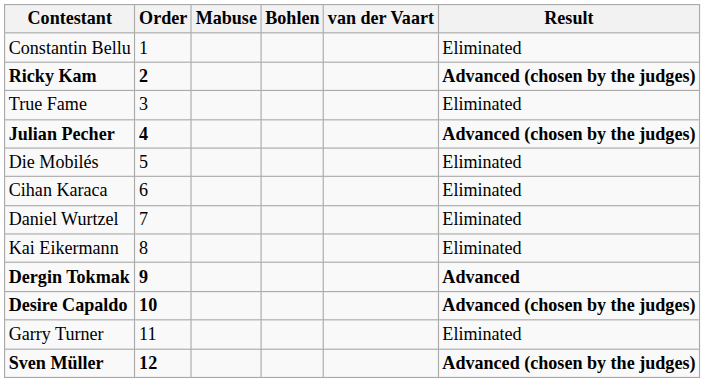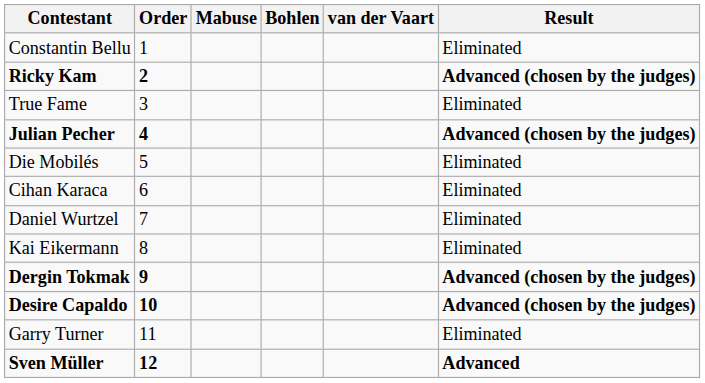(481, 276) Advanced -> (569, 276) Advanced (chosen by the judges)
(569, 362) Advanced (chosen by the judges) -> (481, 362) Advanced
